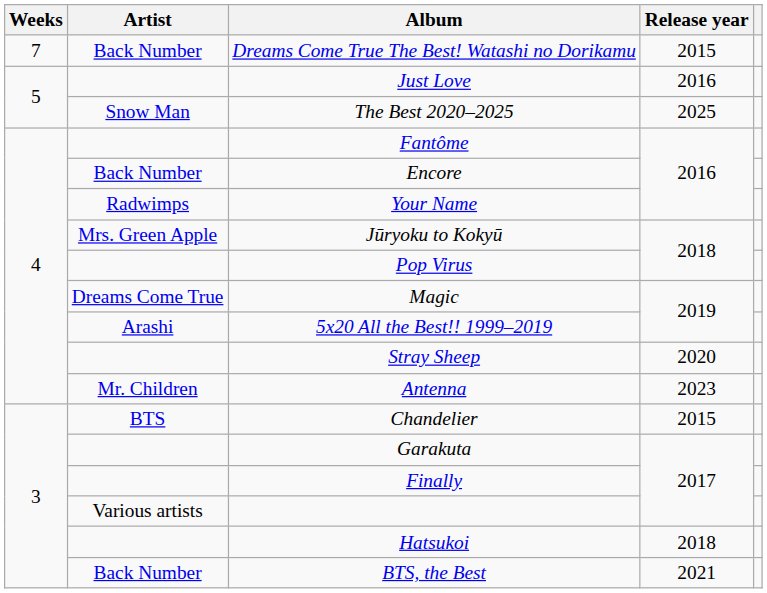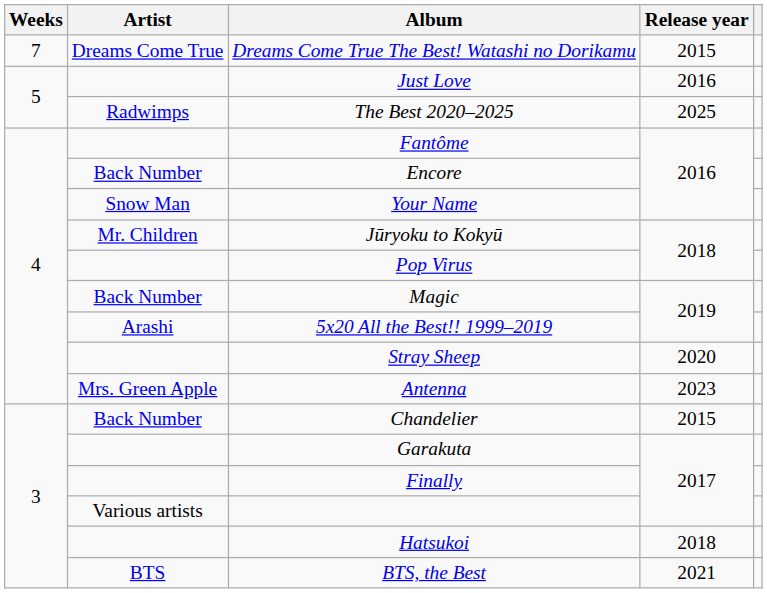(148, 50) Back Number -> (148, 50) Dreams Come True
(148, 111) Snow Man -> (148, 111) Radwimps
(148, 204) Radwimps -> (148, 204) Snow Man
(148, 234) Mrs. Green Apple -> (148, 234) Mr. Children
(148, 296) Dreams Come True -> (148, 296) Back Number
(148, 388) Mr. Children -> (148, 388) Mrs. Green Apple
(148, 419) BTS -> (148, 419) Back Number
(148, 572) Back Number -> (148, 572) BTS
